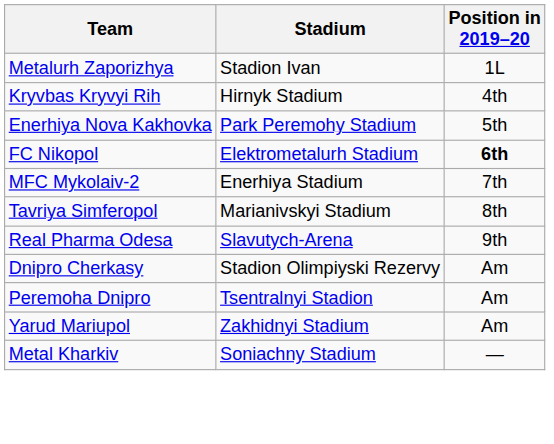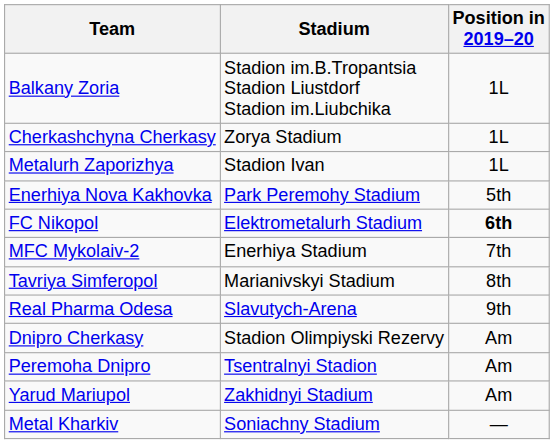+ row: (64, 88)
+ row: (112, 137)
- row: (85, 96)
